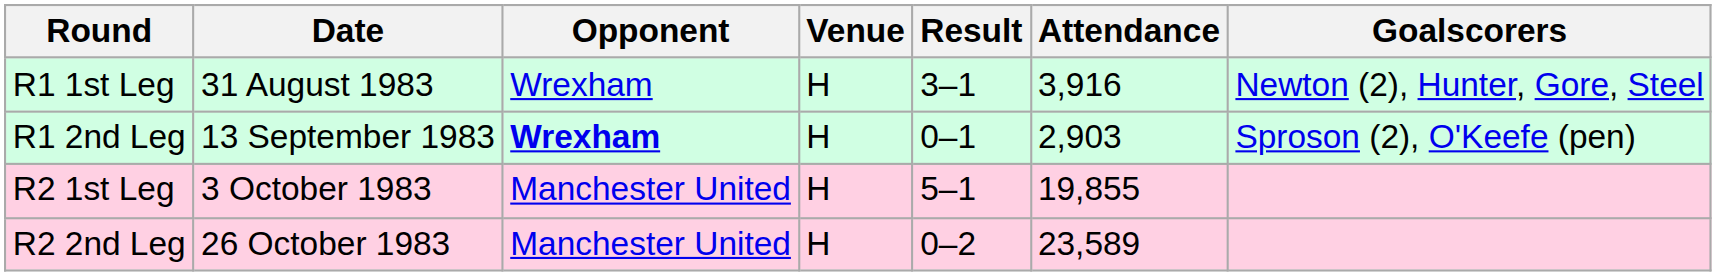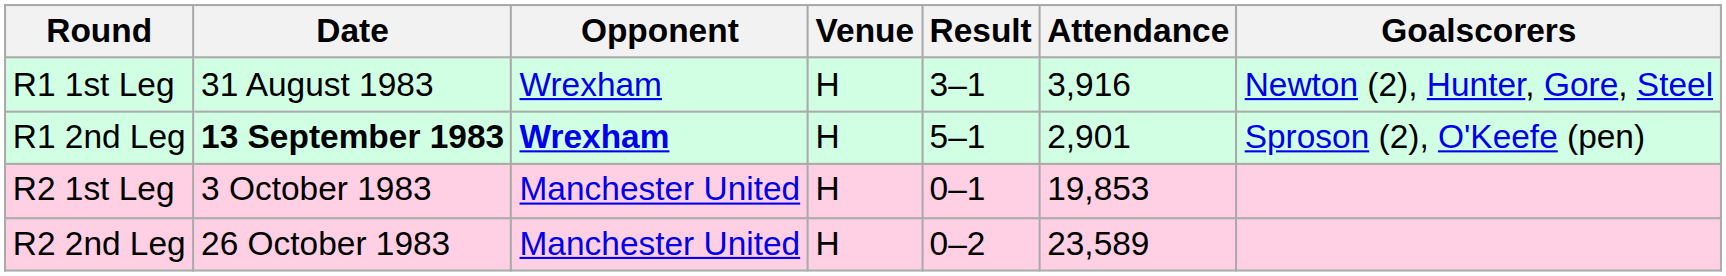(348, 137) normal -> (353, 137) bold
(948, 137) 0–1 -> (957, 137) 5–1
(1080, 137) 2,903 -> (1089, 137) 2,901
(948, 190) 5–1 -> (957, 190) 0–1
(1089, 190) 19,855 -> (1098, 190) 19,853
